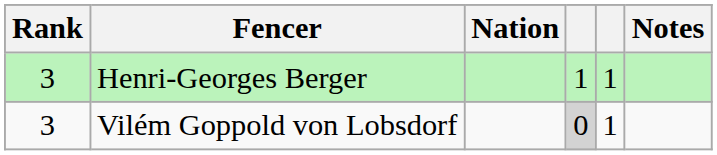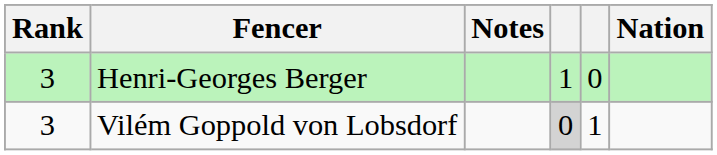columns swapped: (515, 28) <-> (668, 28)
(610, 76) 1 -> (595, 76) 0
